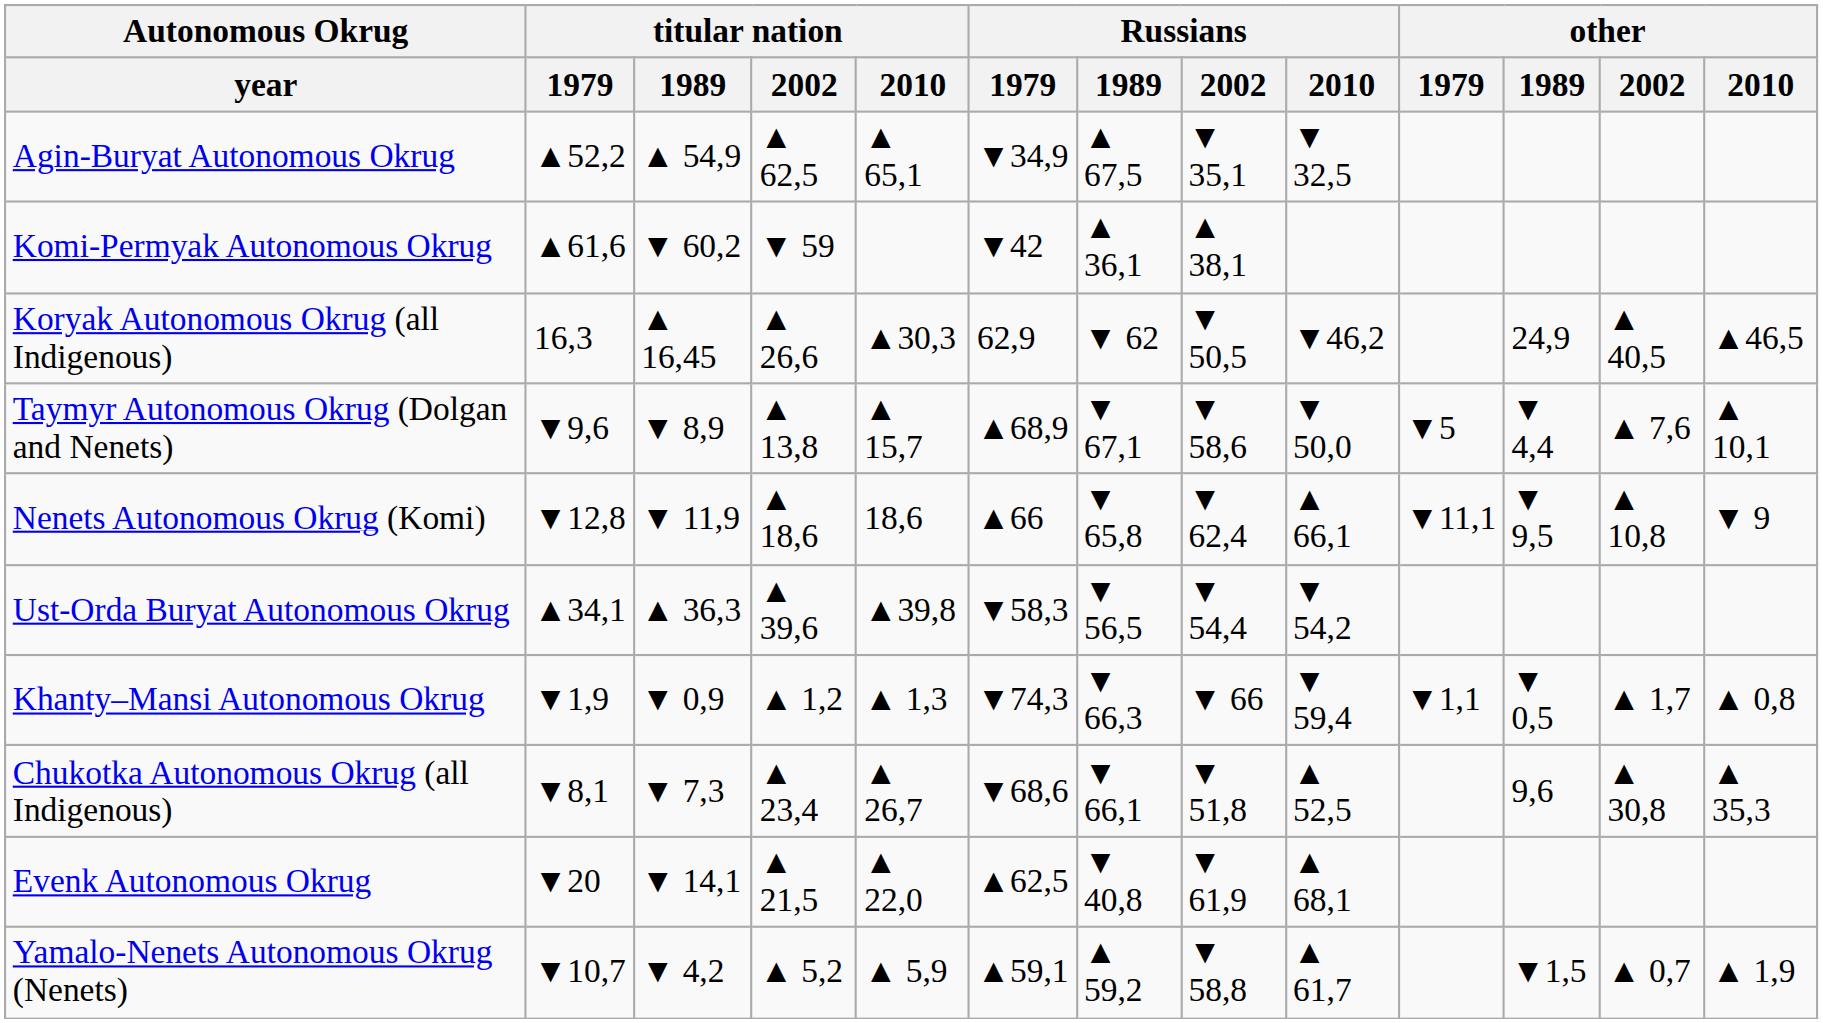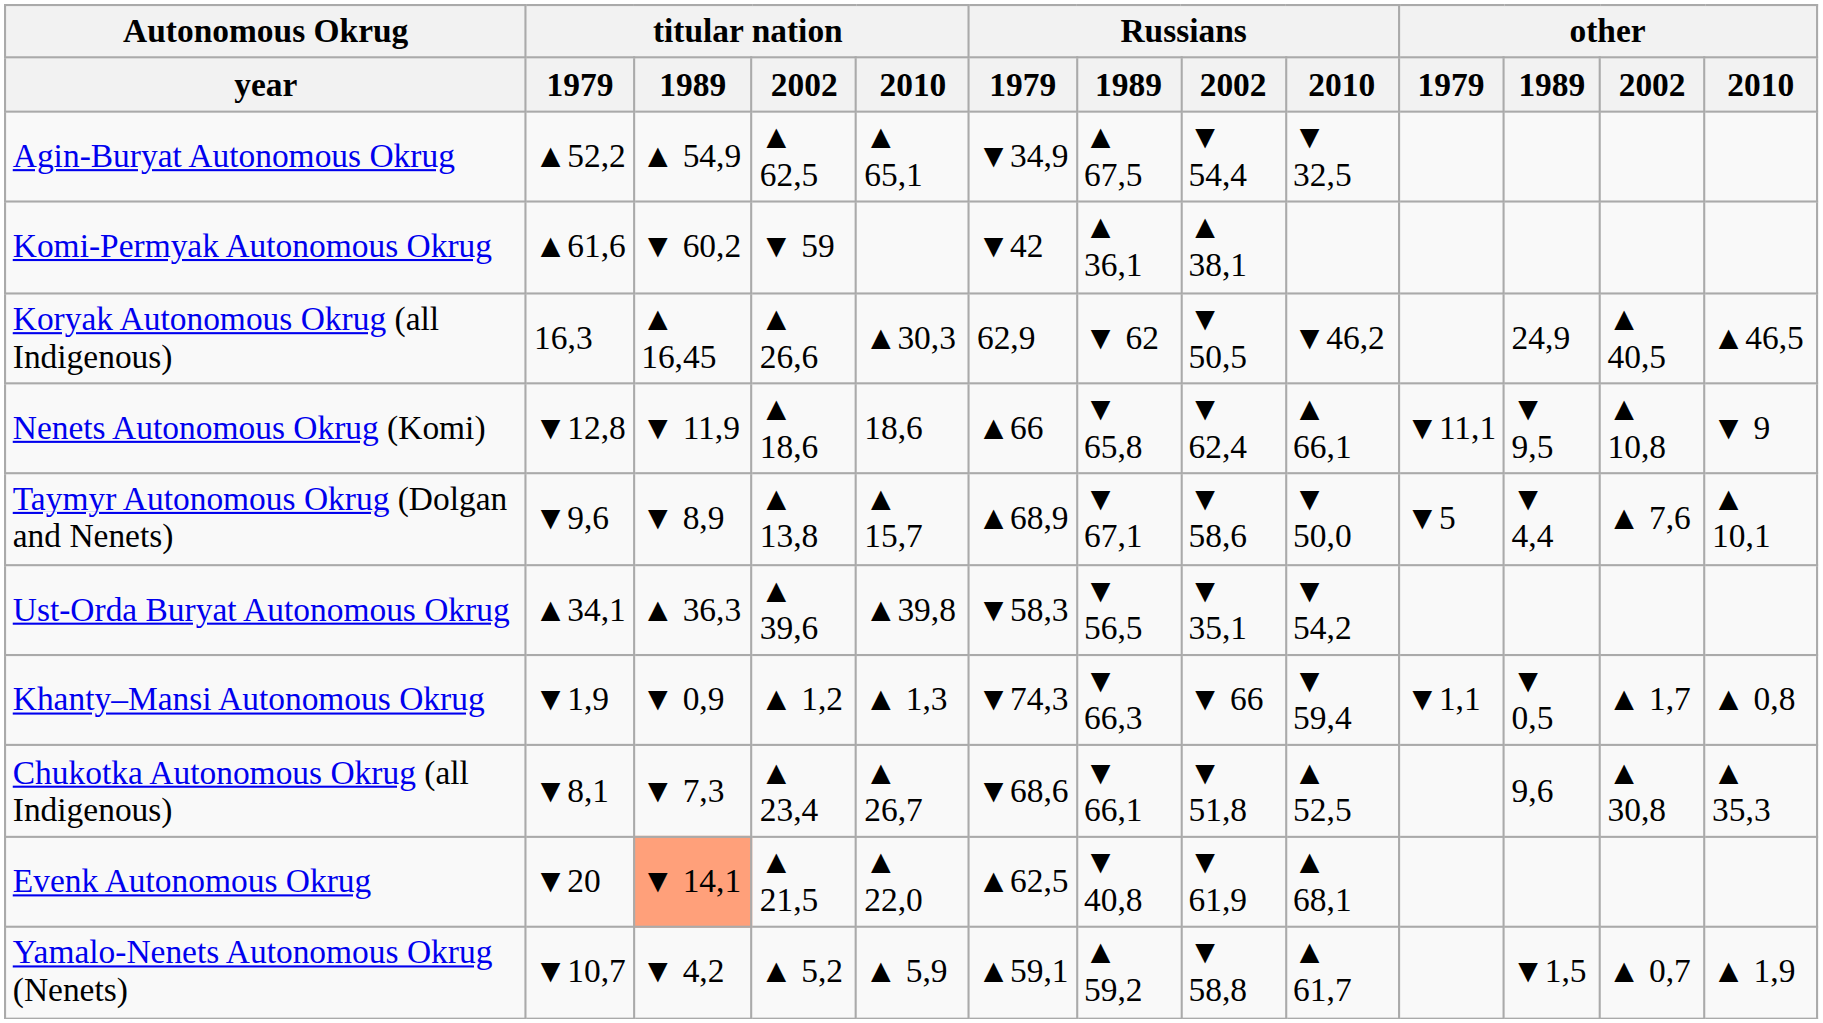(1218, 155) ▼ 35,1 -> (1218, 155) ▼ 54,4
rows swapped: (249, 518) <-> (260, 427)
(1218, 609) ▼ 54,4 -> (1218, 609) ▼ 35,1
(691, 881) no background -> (691, 881) lightsalmon background
